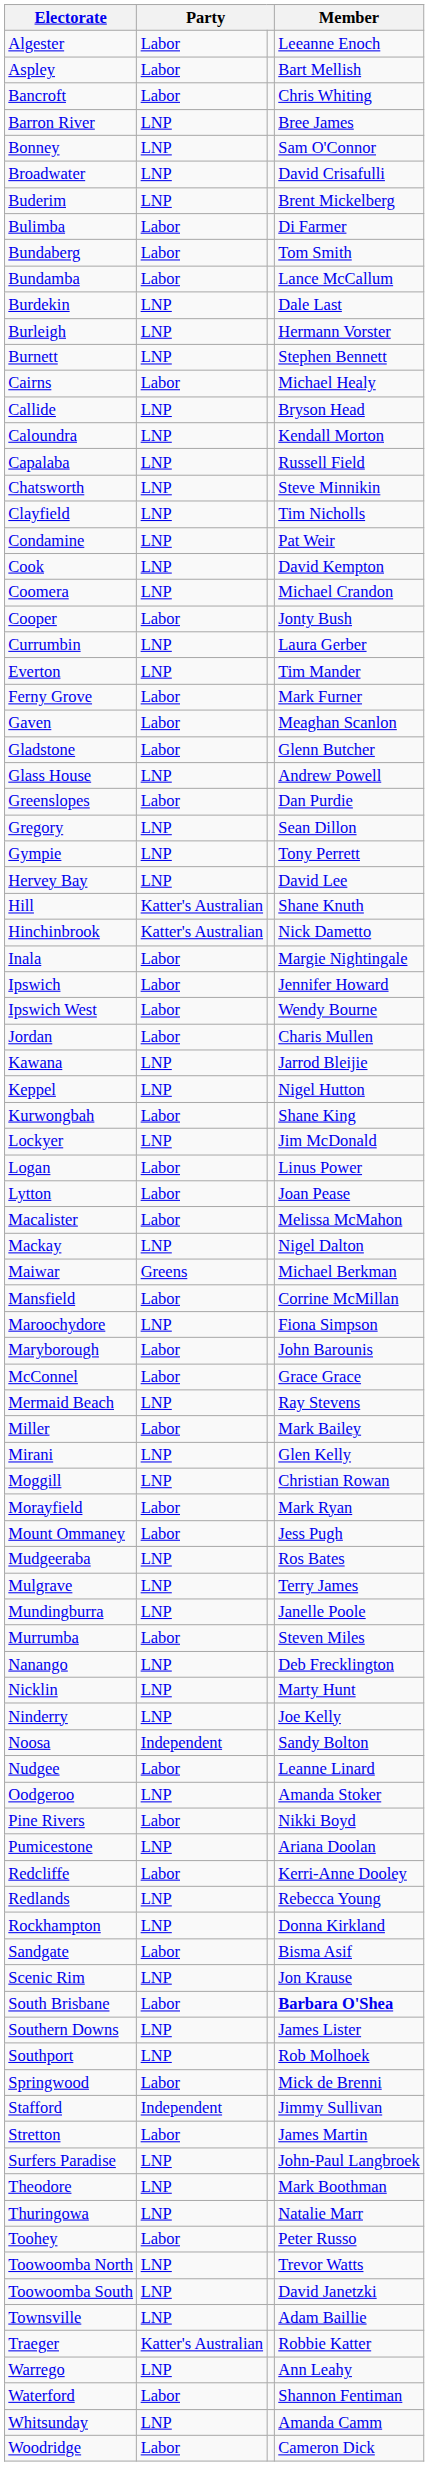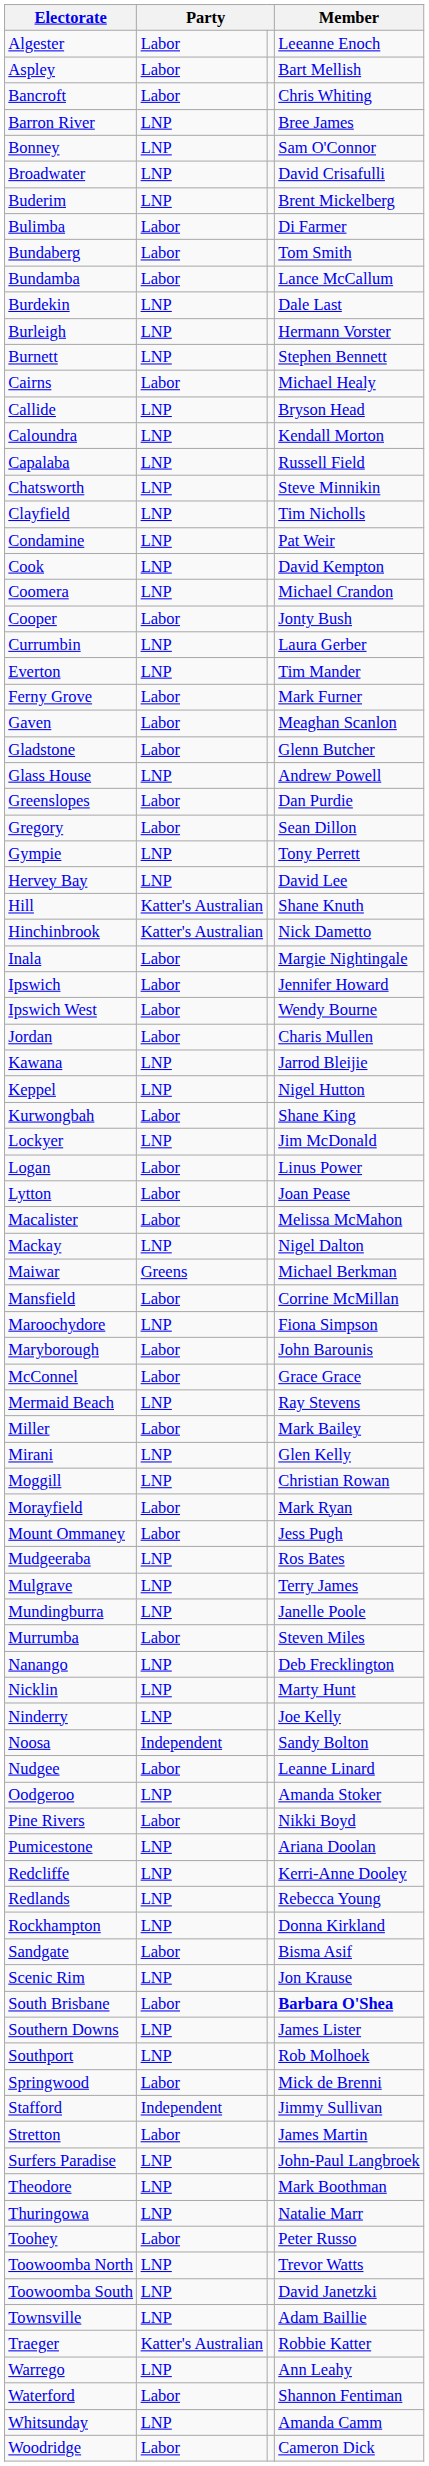(156, 827) LNP -> (160, 827) Labor
(160, 1873) Labor -> (156, 1873) LNP
